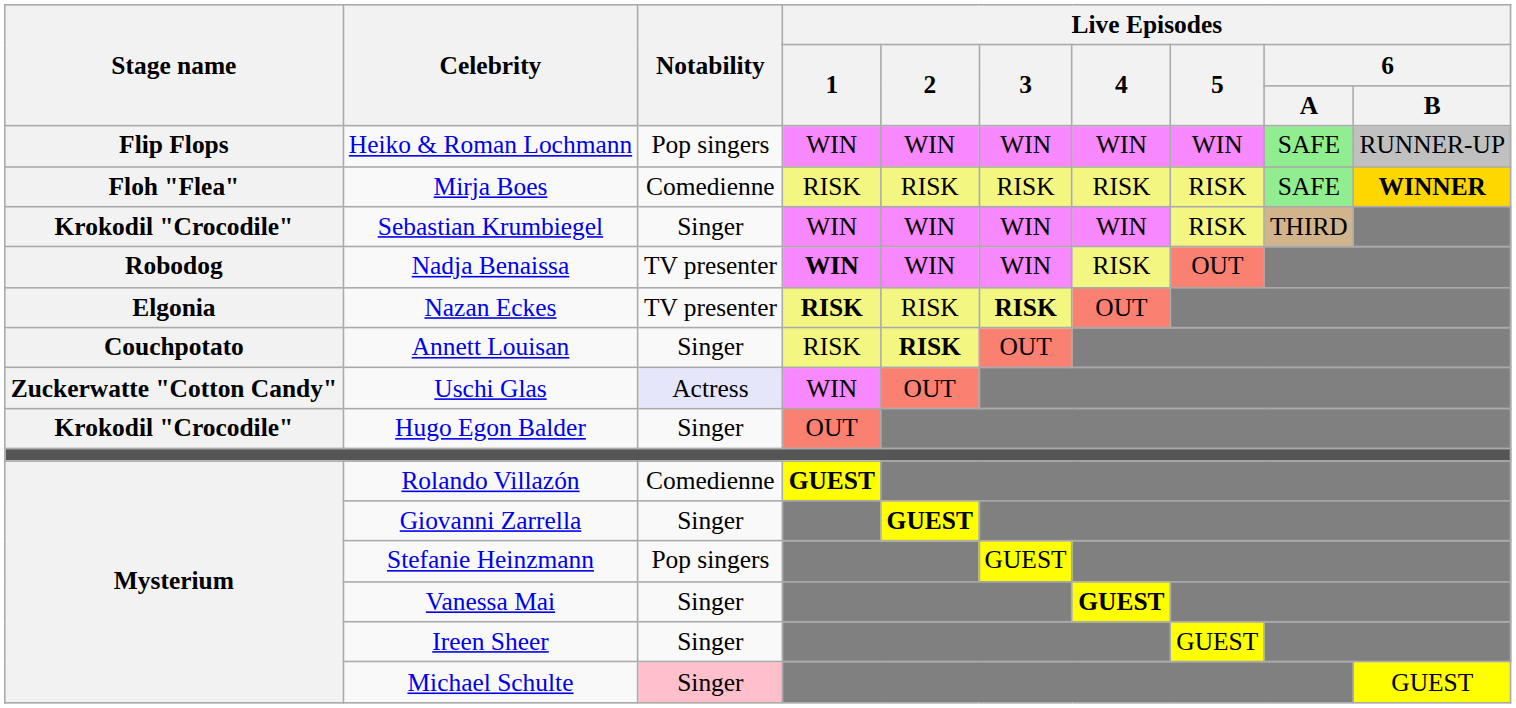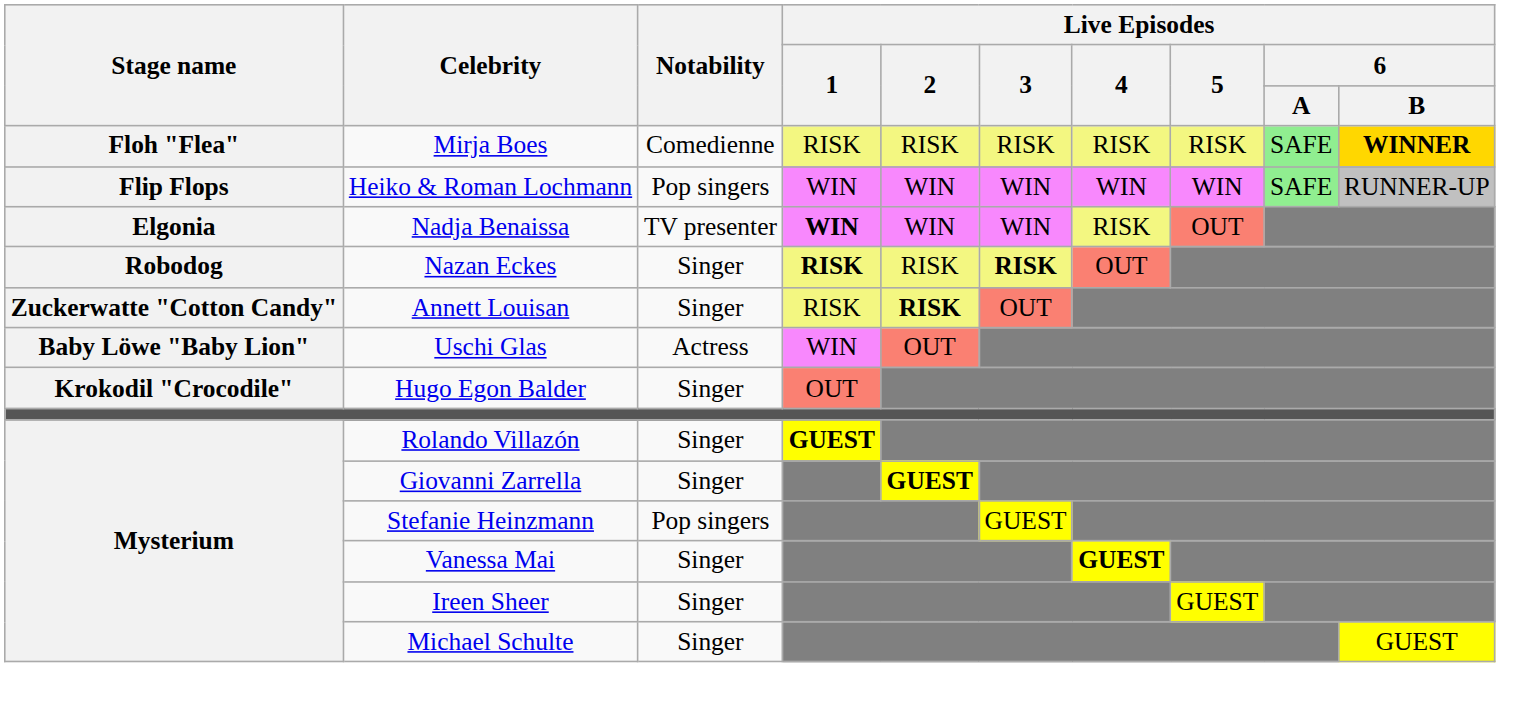rows swapped: (490, 186) <-> (490, 145)
- row: (490, 226)
(174, 266) Robodog -> (174, 226) Elgonia
(174, 307) Elgonia -> (174, 266) Robodog
(710, 307) TV presenter -> (710, 266) Singer
(174, 347) Couchpotato -> (174, 307) Zuckerwatte "Cotton Candy"
(174, 387) Zuckerwatte "Cotton Candy" -> (174, 347) Baby Löwe "Baby Lion"
(710, 387) lavender background -> (710, 347) no background
(710, 480) Comedienne -> (710, 439) Singer
(710, 681) pink background -> (710, 641) no background
